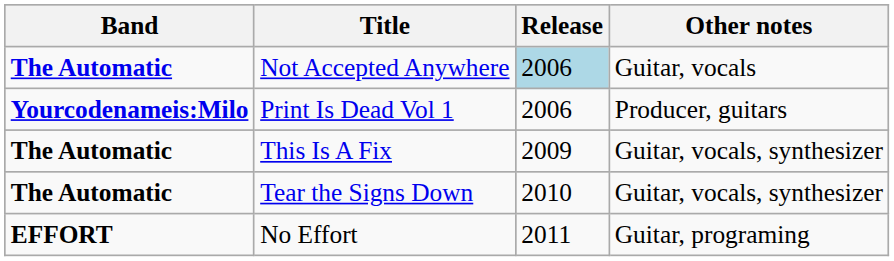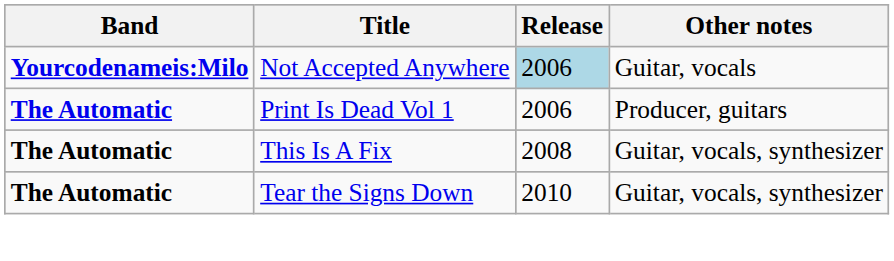(91, 67) The Automatic -> (130, 67) Yourcodenameis:Milo
(130, 109) Yourcodenameis:Milo -> (91, 109) The Automatic
(547, 151) 2009 -> (547, 151) 2008
- row: (309, 234)
